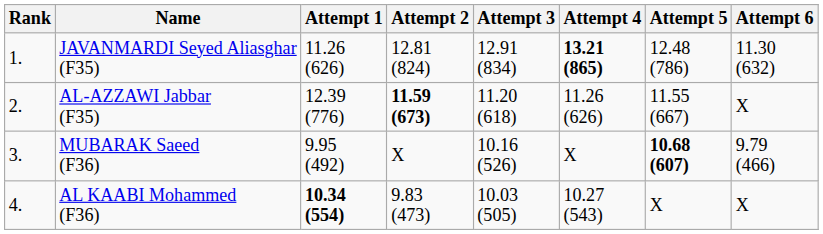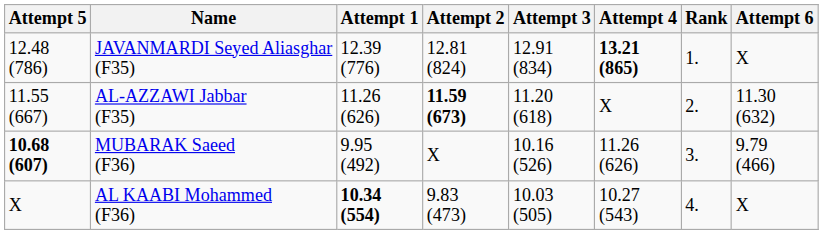columns swapped: (30, 18) <-> (689, 18)
(325, 57) 11.26 (626) -> (361, 57) 12.39 (776)
(756, 57) 11.30 (632) -> (742, 57) X
(325, 106) 12.39 (776) -> (361, 106) 11.26 (626)
(583, 106) 11.26 (626) -> (606, 106) X
(742, 106) X -> (756, 106) 11.30 (632)
(570, 155) X -> (619, 155) 11.26 (626)
